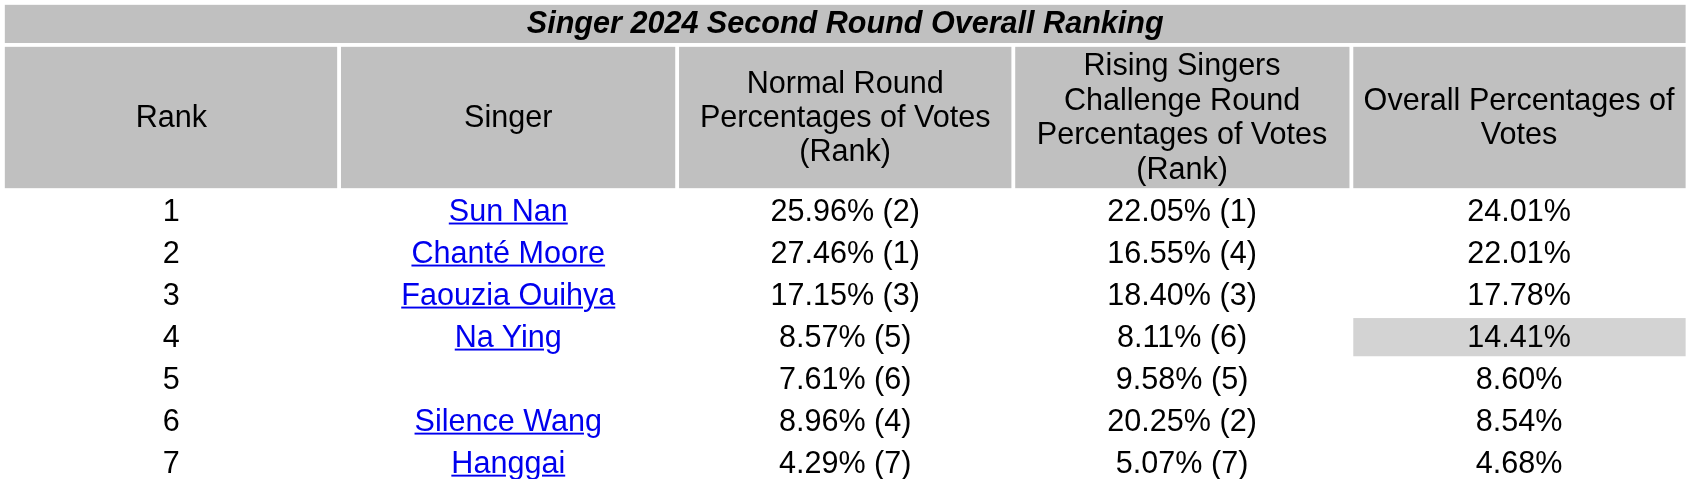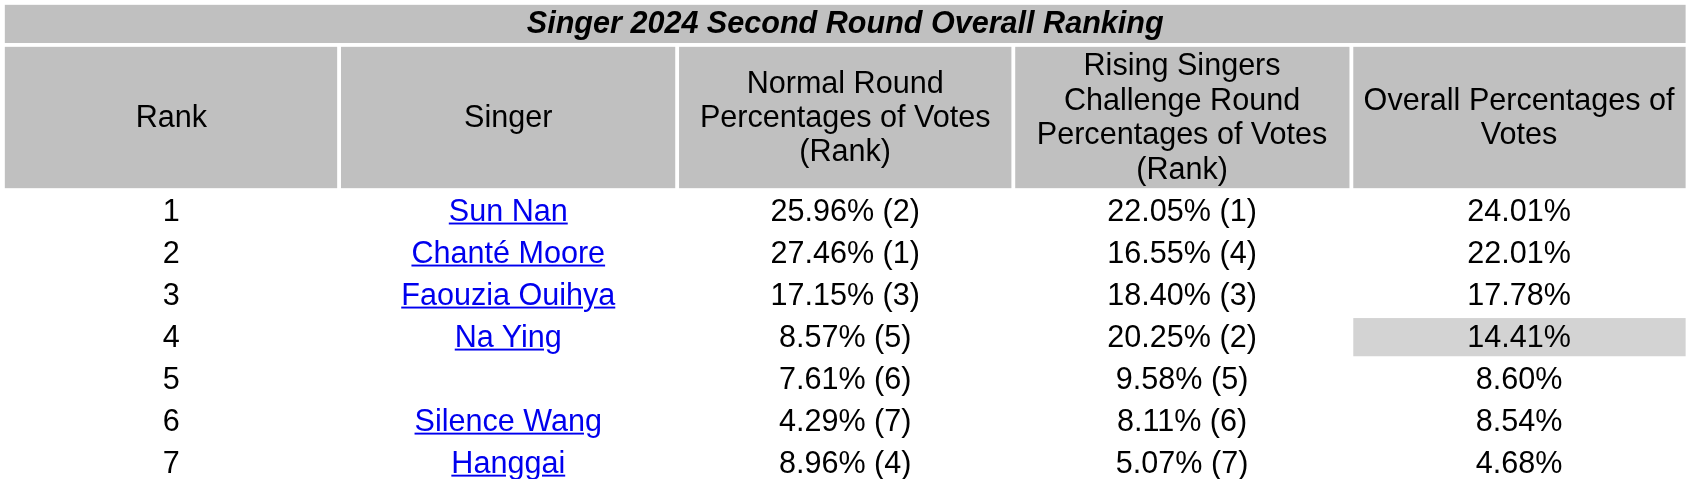(1182, 336) 8.11% (6) -> (1182, 336) 20.25% (2)
(845, 420) 8.96% (4) -> (845, 420) 4.29% (7)
(1182, 420) 20.25% (2) -> (1182, 420) 8.11% (6)
(845, 462) 4.29% (7) -> (845, 462) 8.96% (4)
